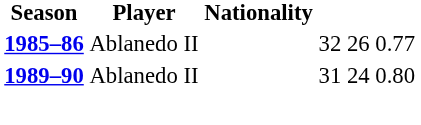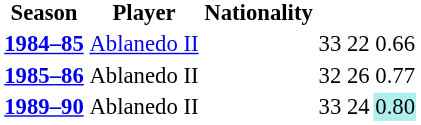+ row: (44, 44)
(330, 75) 31 -> (330, 106) 33
(395, 75) no background -> (395, 106) paleturquoise background
